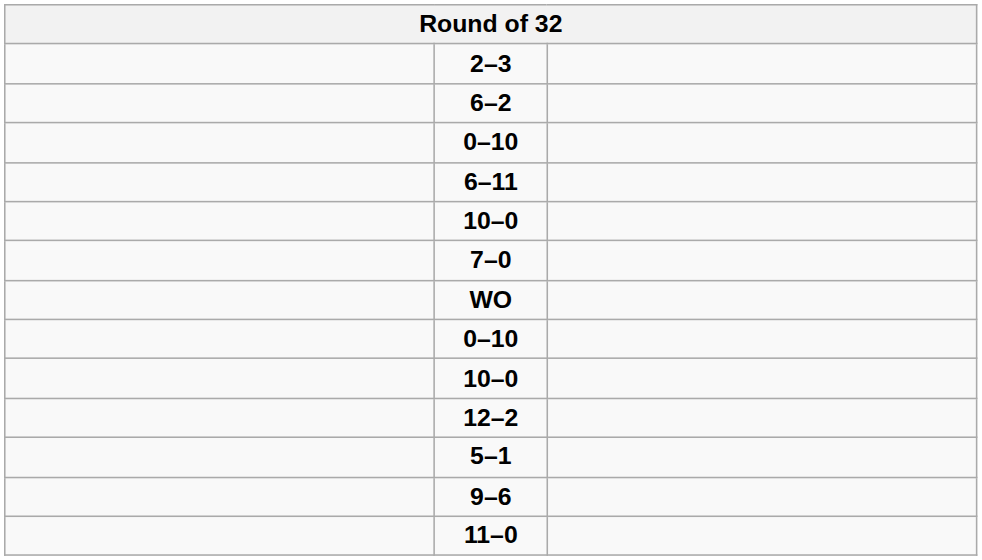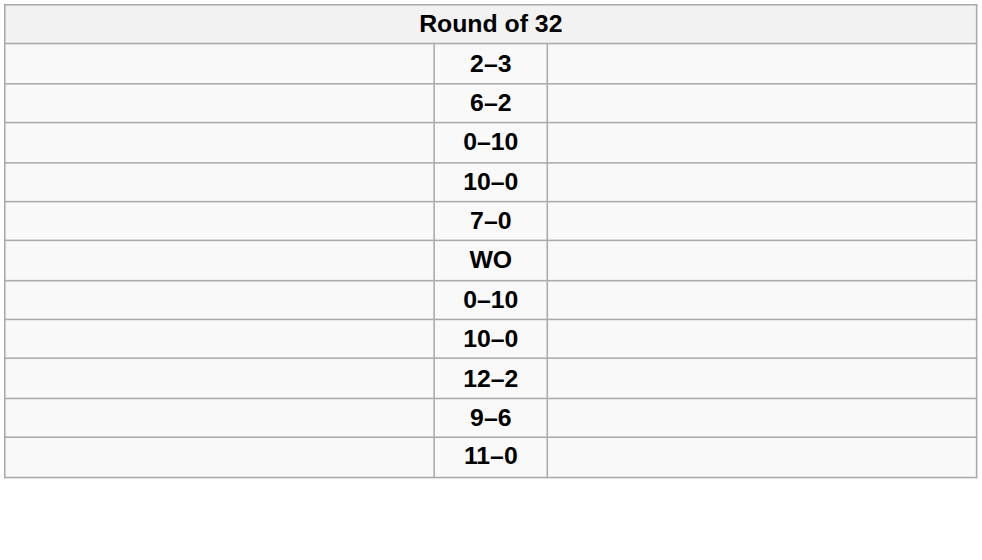- row: (220, 182)
- row: (220, 457)
